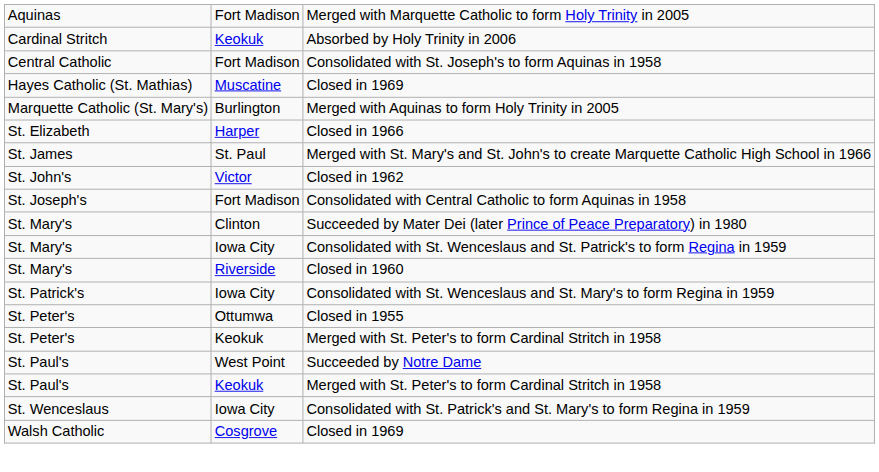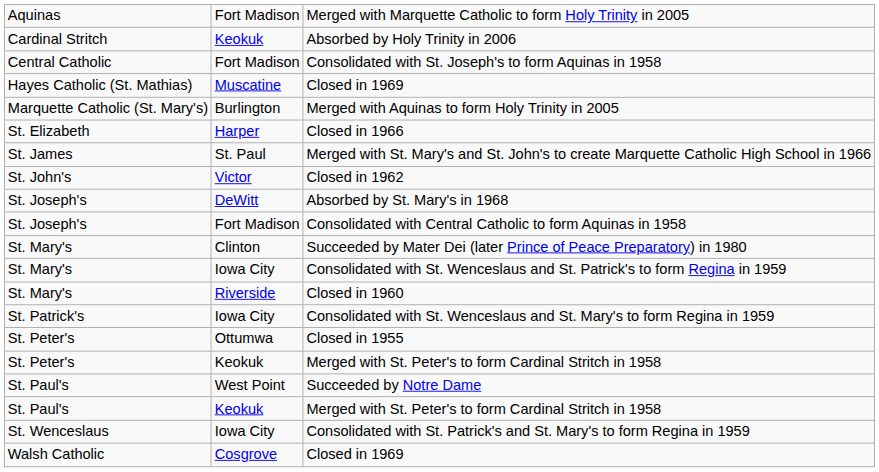+ row: (47, 200)
